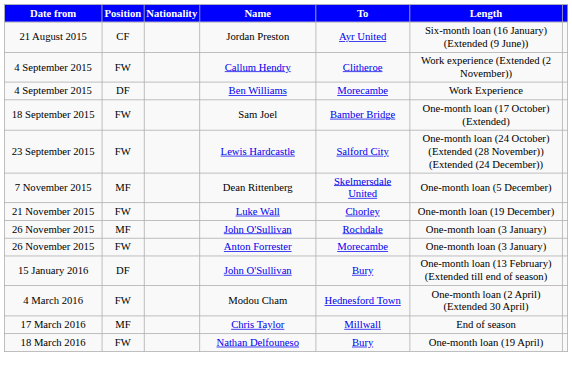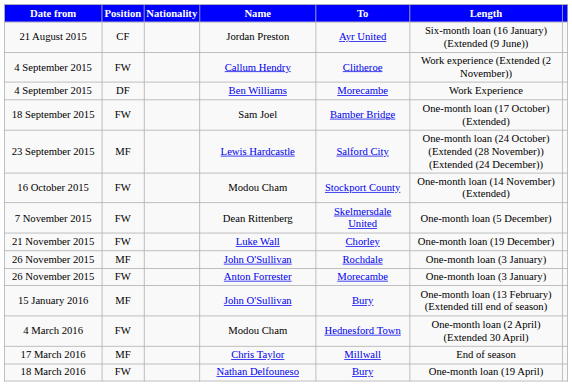(123, 151) FW -> (123, 151) MF
+ row: (53, 188)
(123, 188) MF -> (123, 218) FW
(123, 271) DF -> (123, 301) MF
